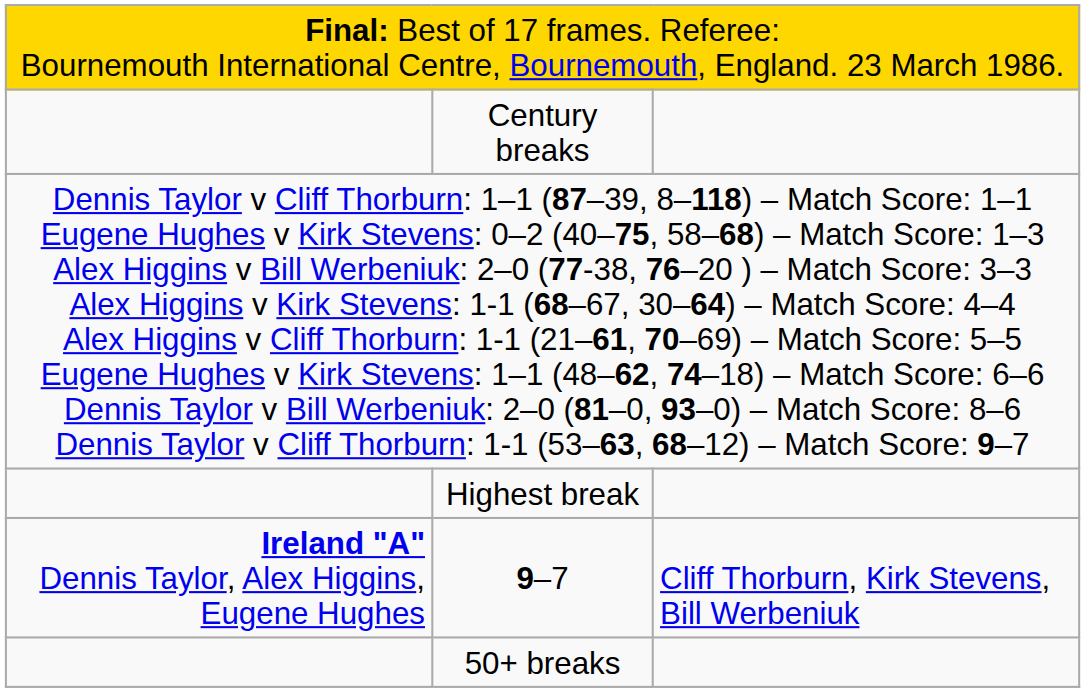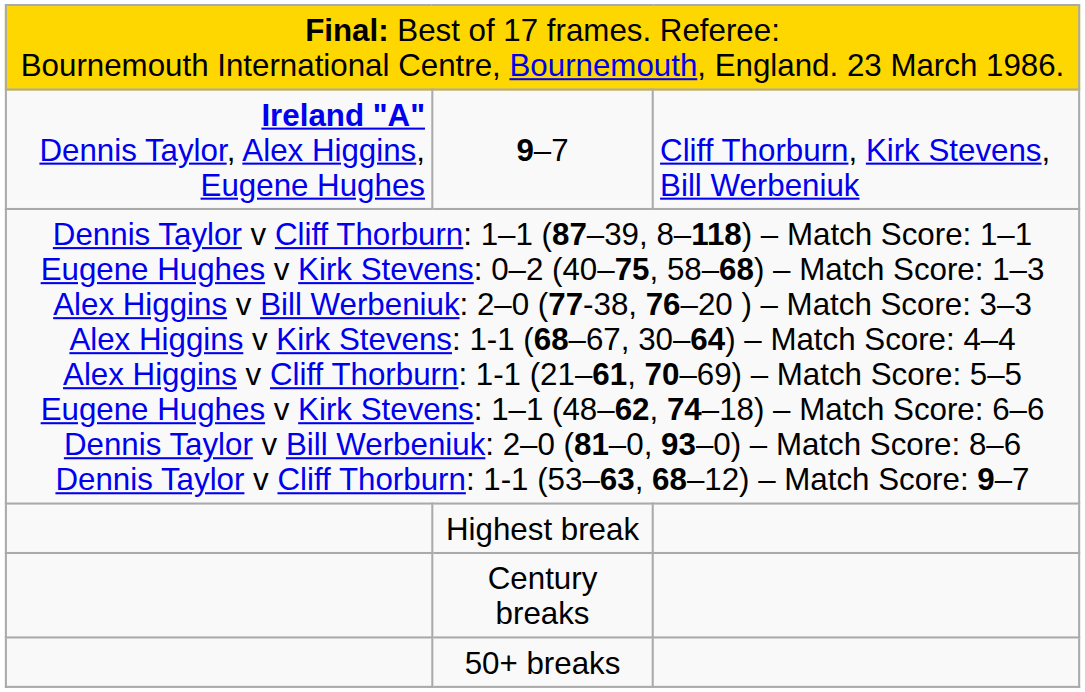rows swapped: (543, 578) <-> (543, 132)
